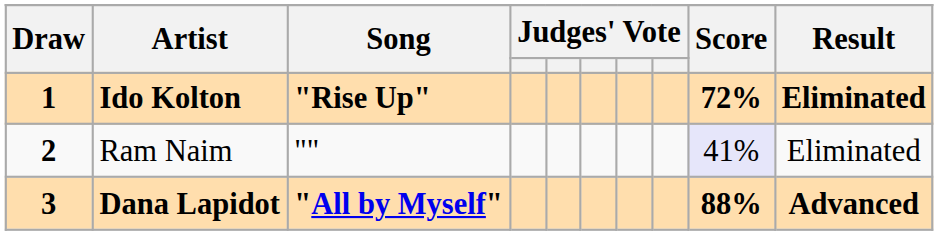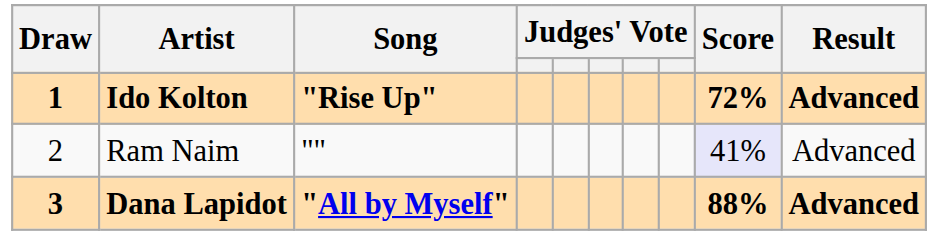(854, 98) Eliminated -> (854, 98) Advanced
(49, 151) bold -> (55, 151) normal
(854, 151) Eliminated -> (854, 151) Advanced
